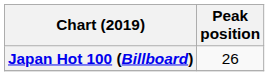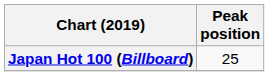(230, 58) 26 -> (230, 58) 25
